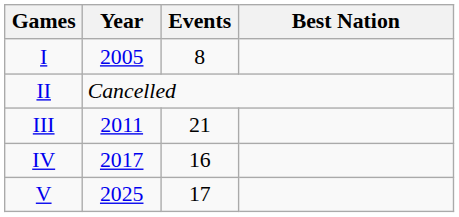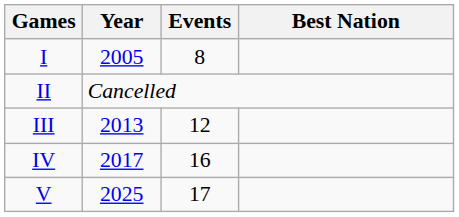(122, 125) 2011 -> (122, 125) 2013
(200, 125) 21 -> (200, 125) 12
